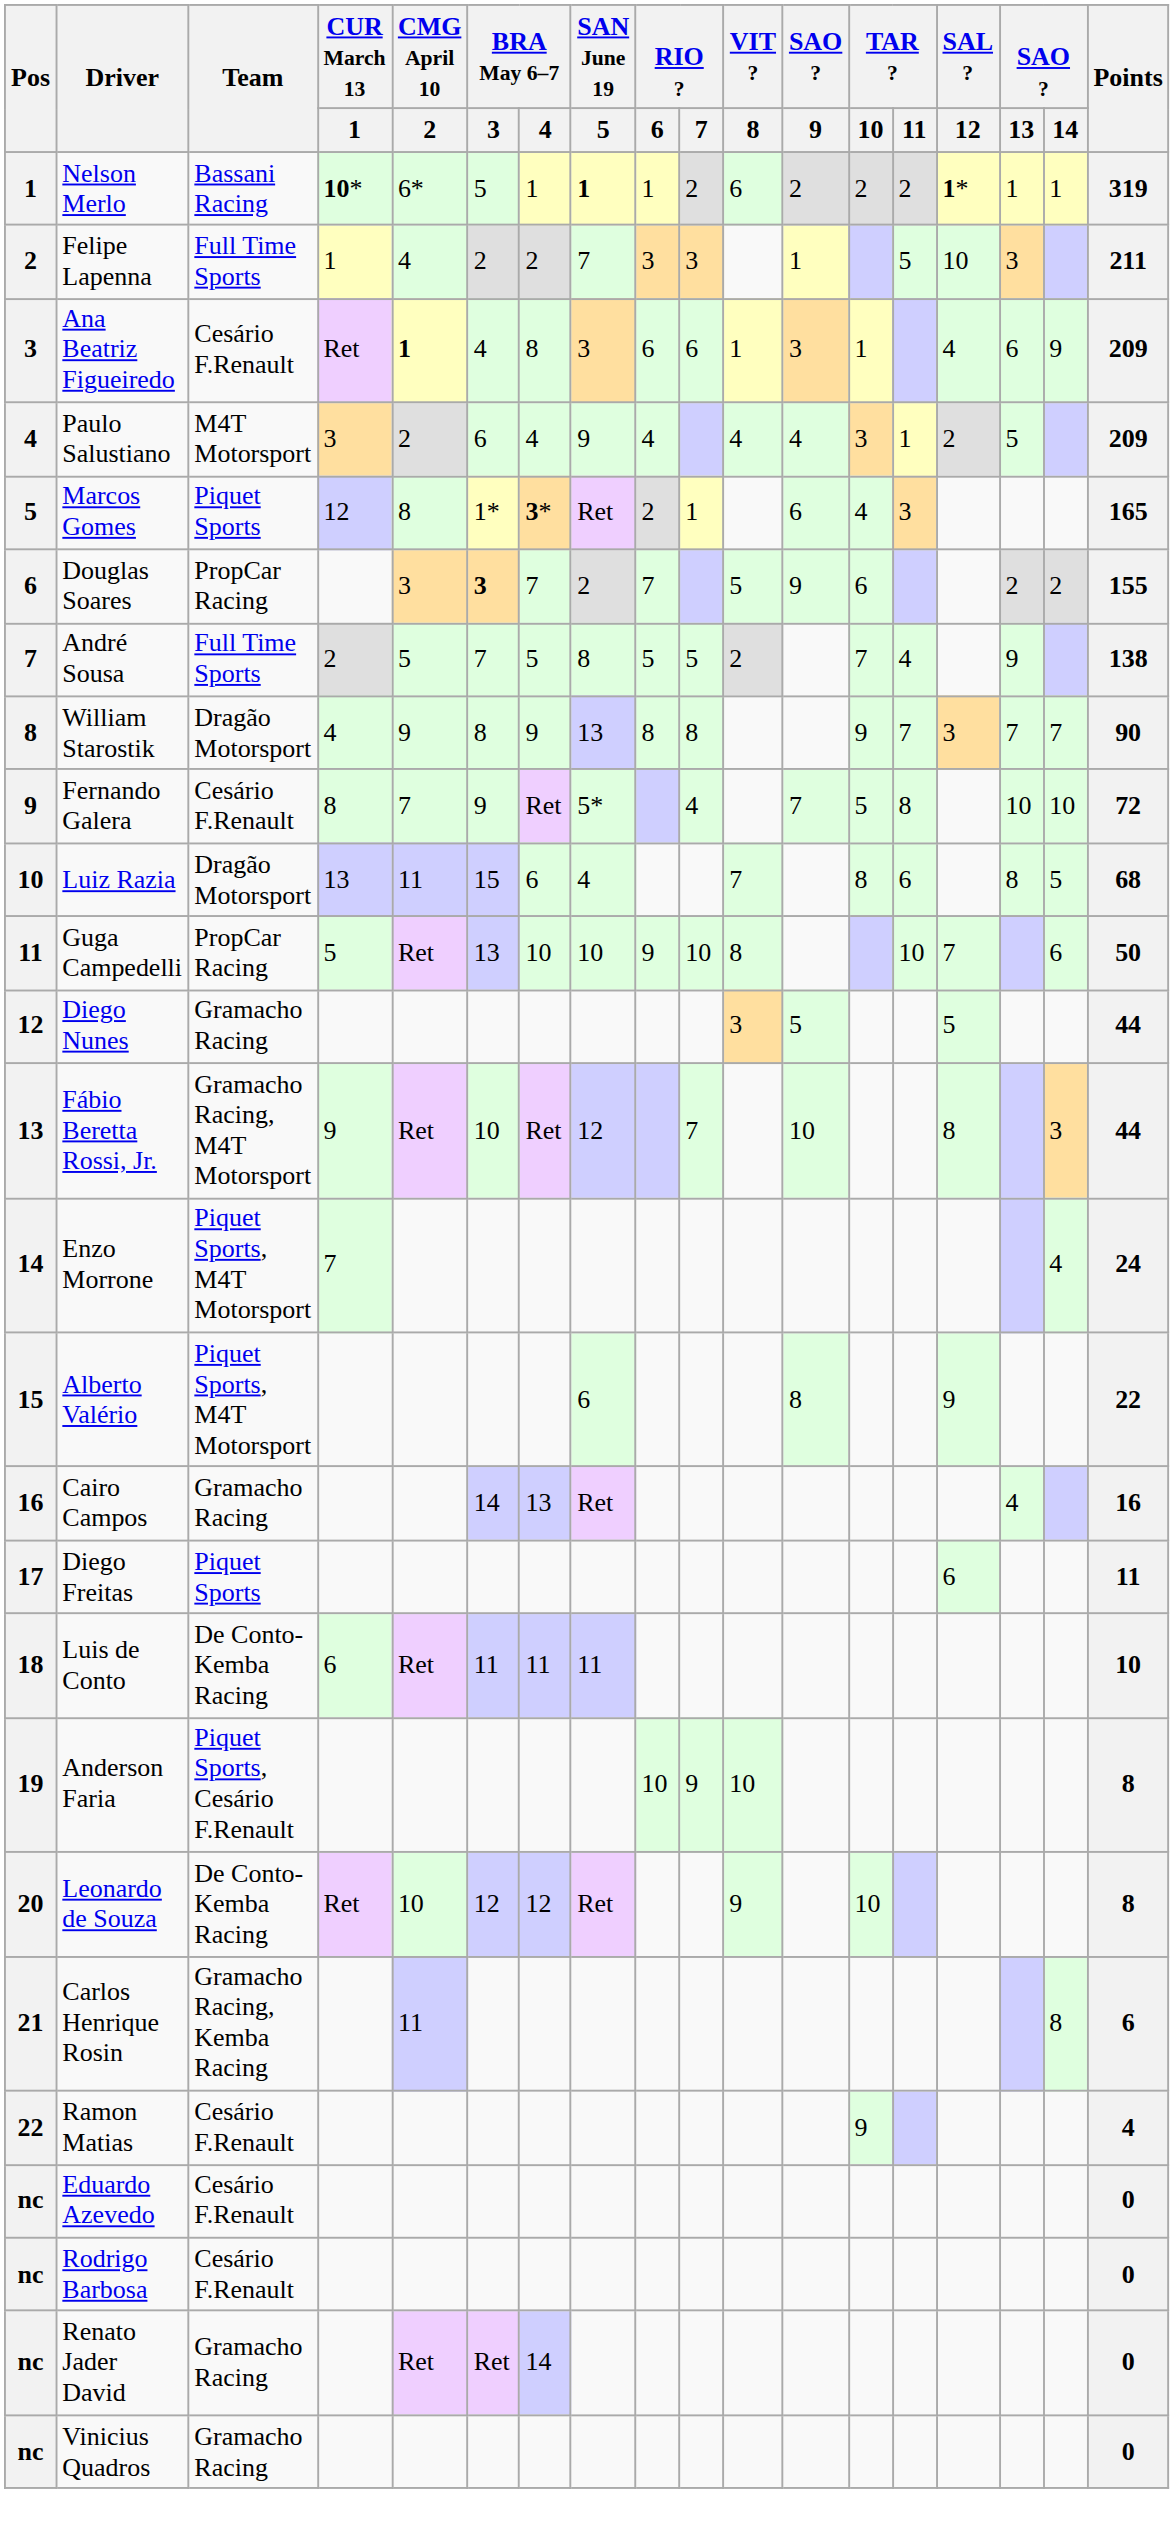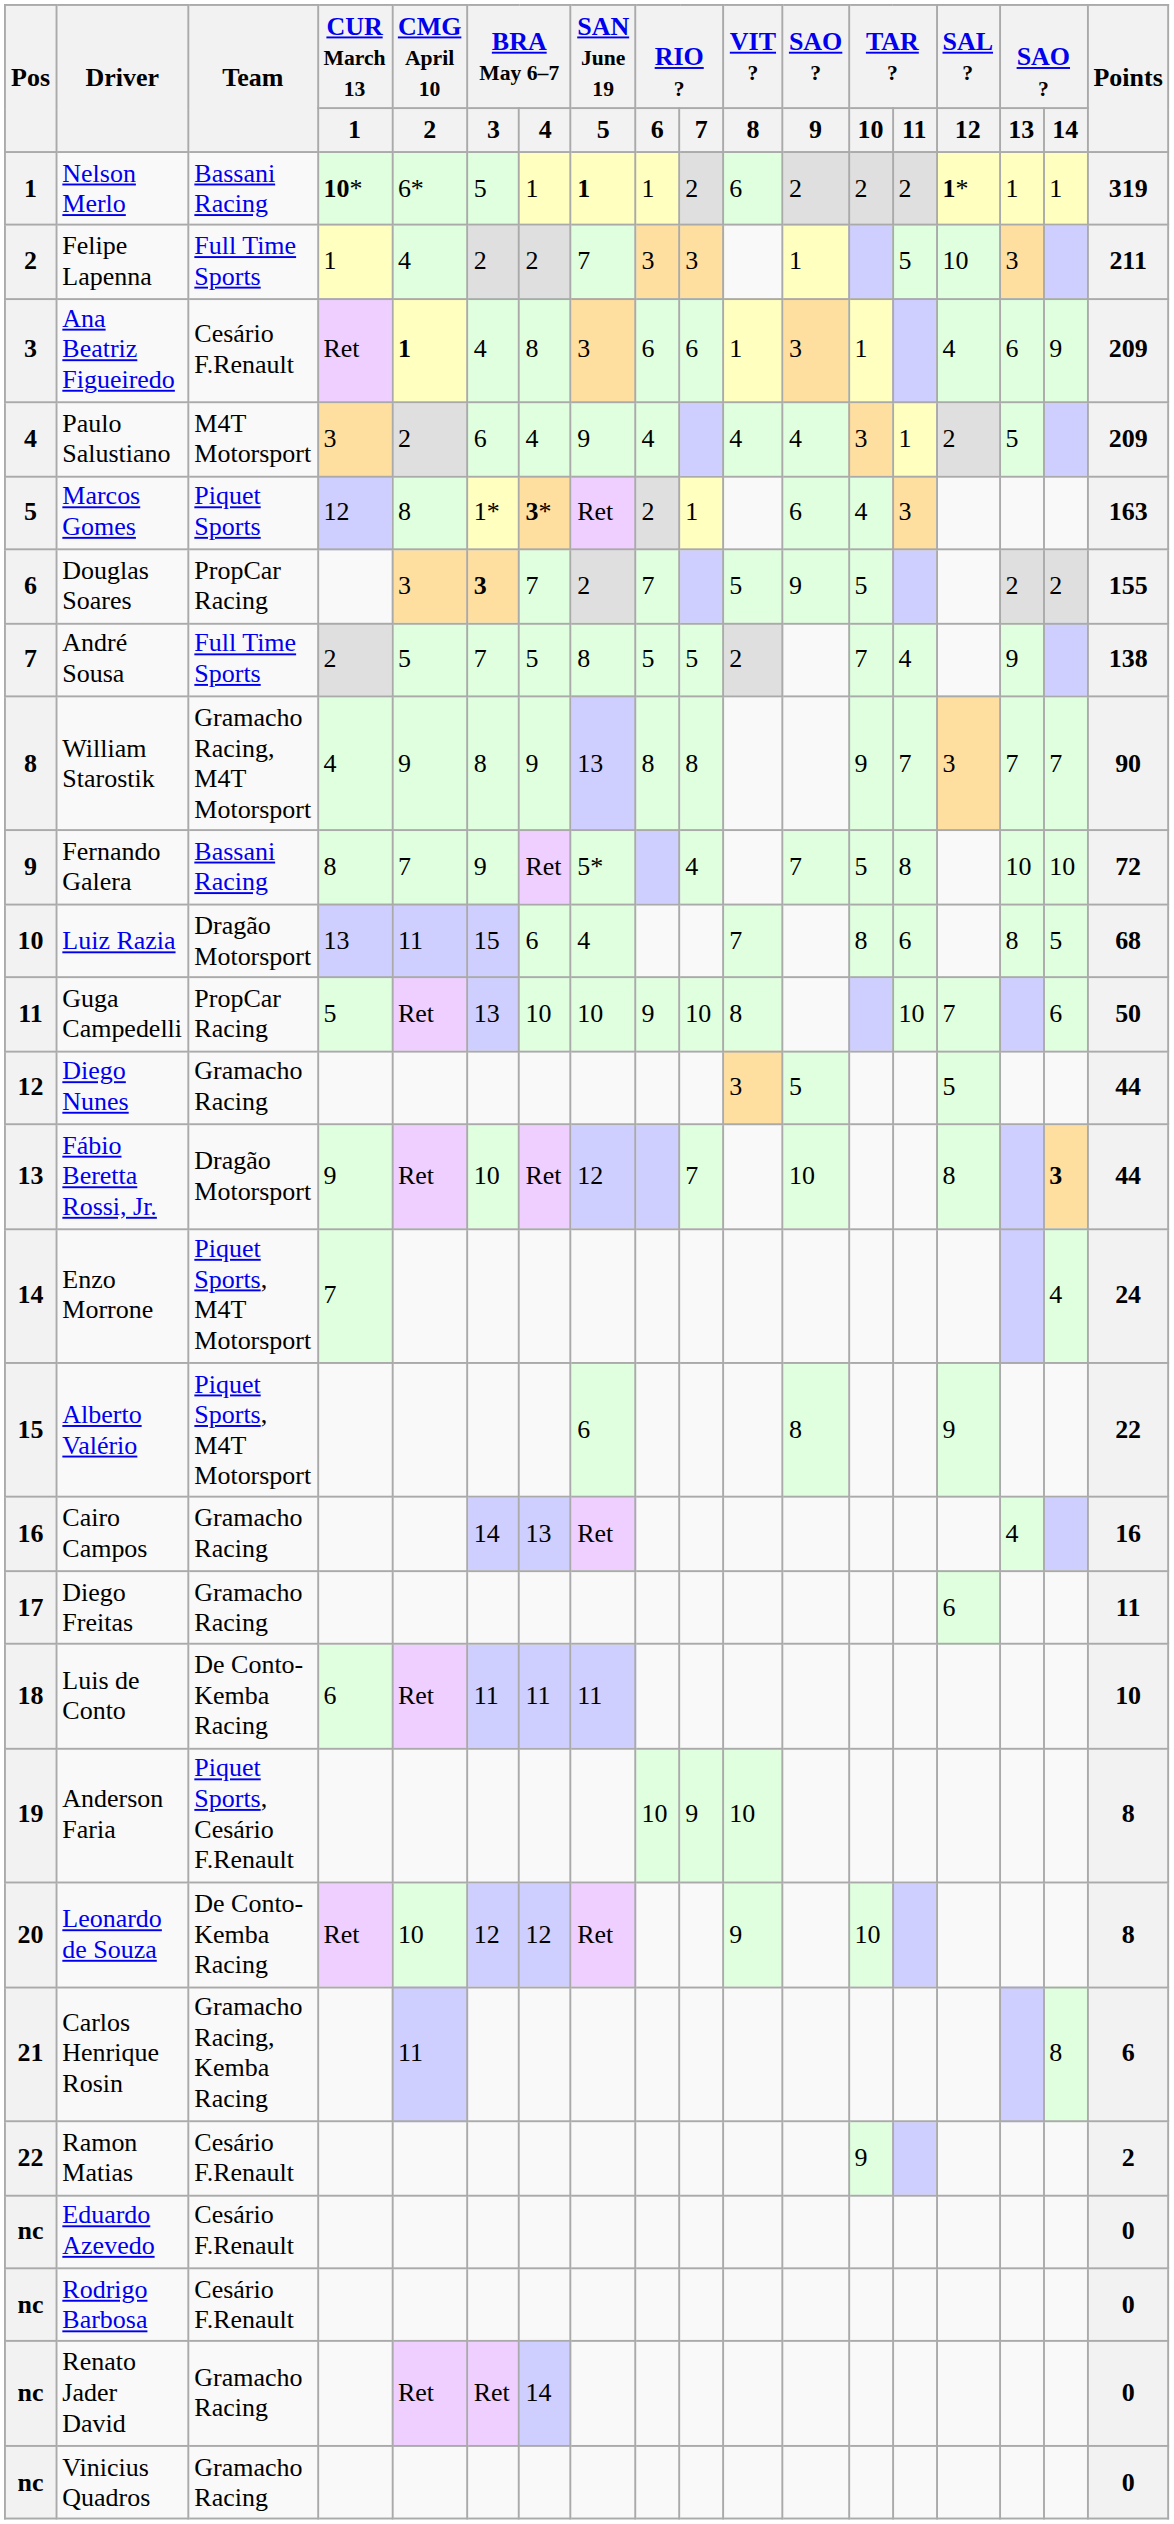(1128, 511) 165 -> (1128, 511) 163
(861, 585) 6 -> (861, 585) 5
(253, 732) Dragão Motorsport -> (253, 762) Gramacho Racing, M4T Motorsport
(244, 805) Cesário F.Renault -> (235, 866) Bassani Racing
(253, 1129) Gramacho Racing, M4T Motorsport -> (253, 1175) Dragão Motorsport
(1056, 1129) normal -> (1056, 1175) bold
(228, 1576) Piquet Sports -> (248, 1606) Gramacho Racing
(1128, 2126) 4 -> (1128, 2157) 2
